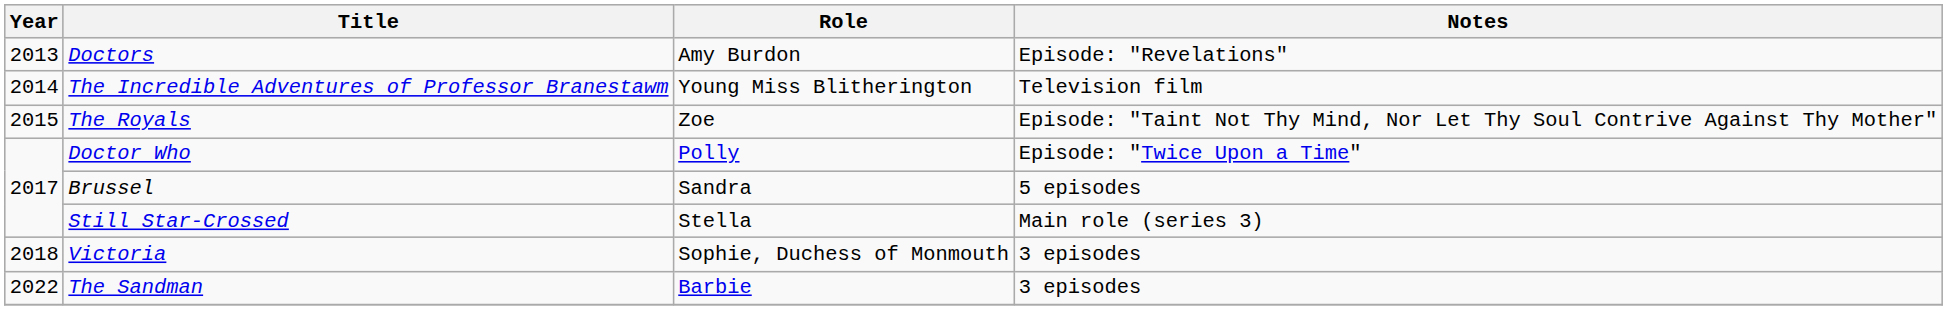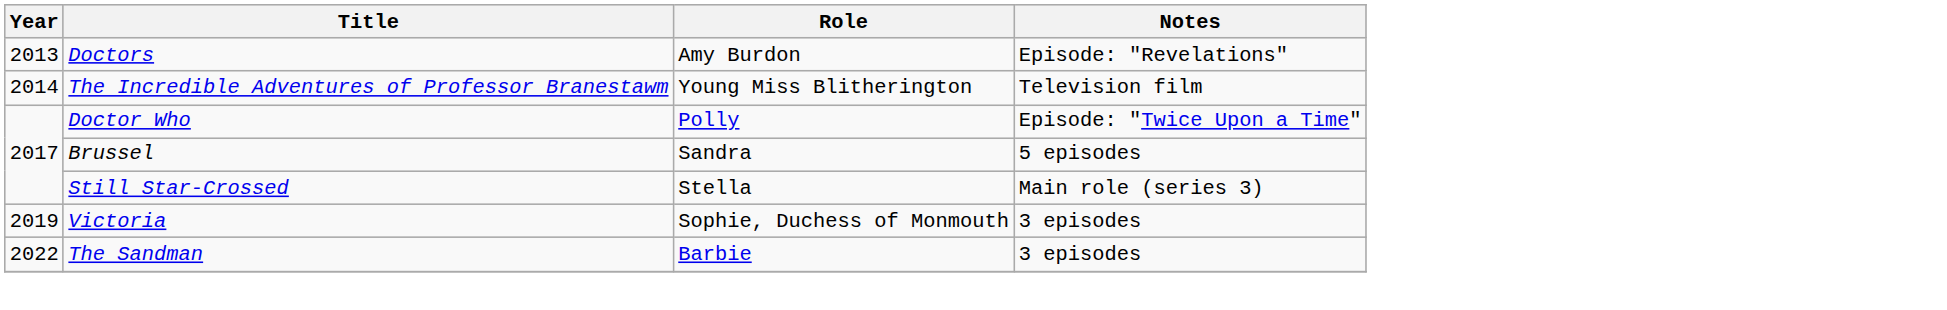- row: (130, 121)
(34, 254) 2018 -> (34, 221) 2019
